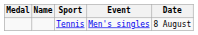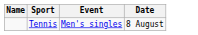- column: (18, 11)
